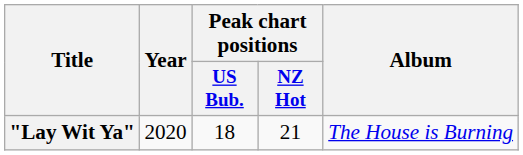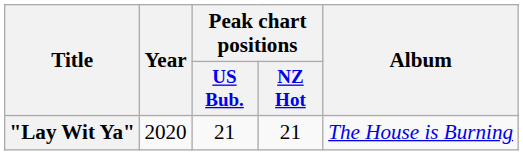(225, 132) 18 -> (225, 132) 21
